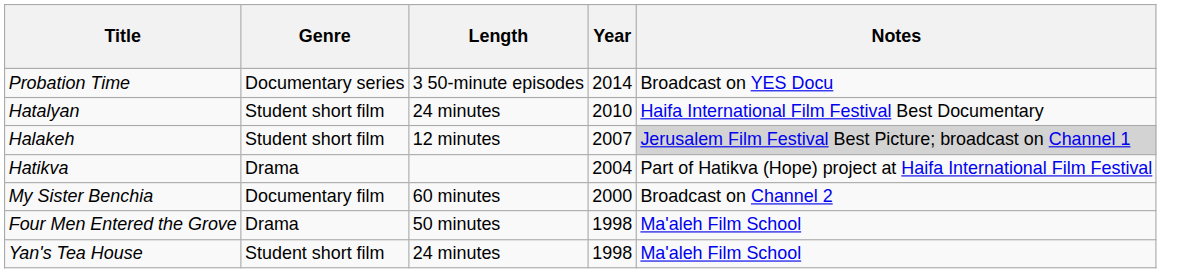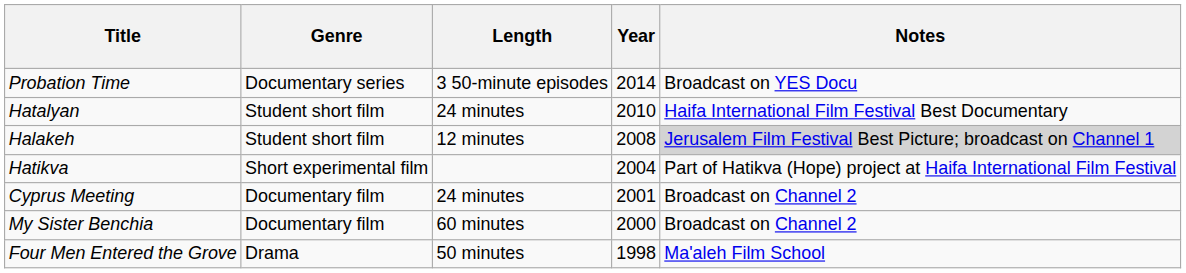(612, 139) 2007 -> (636, 139) 2008
(272, 168) Drama -> (337, 168) Short experimental film
+ row: (71, 196)
- row: (76, 253)
